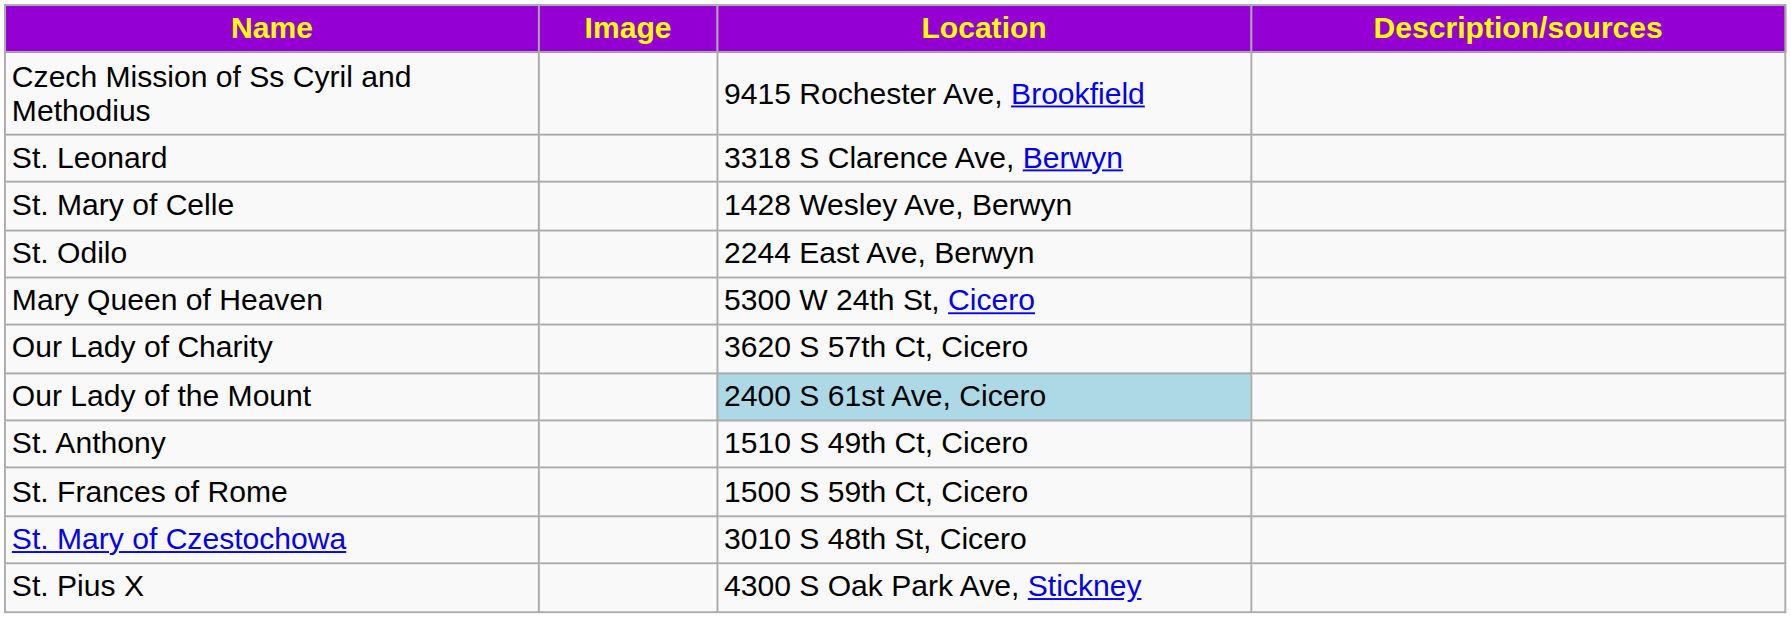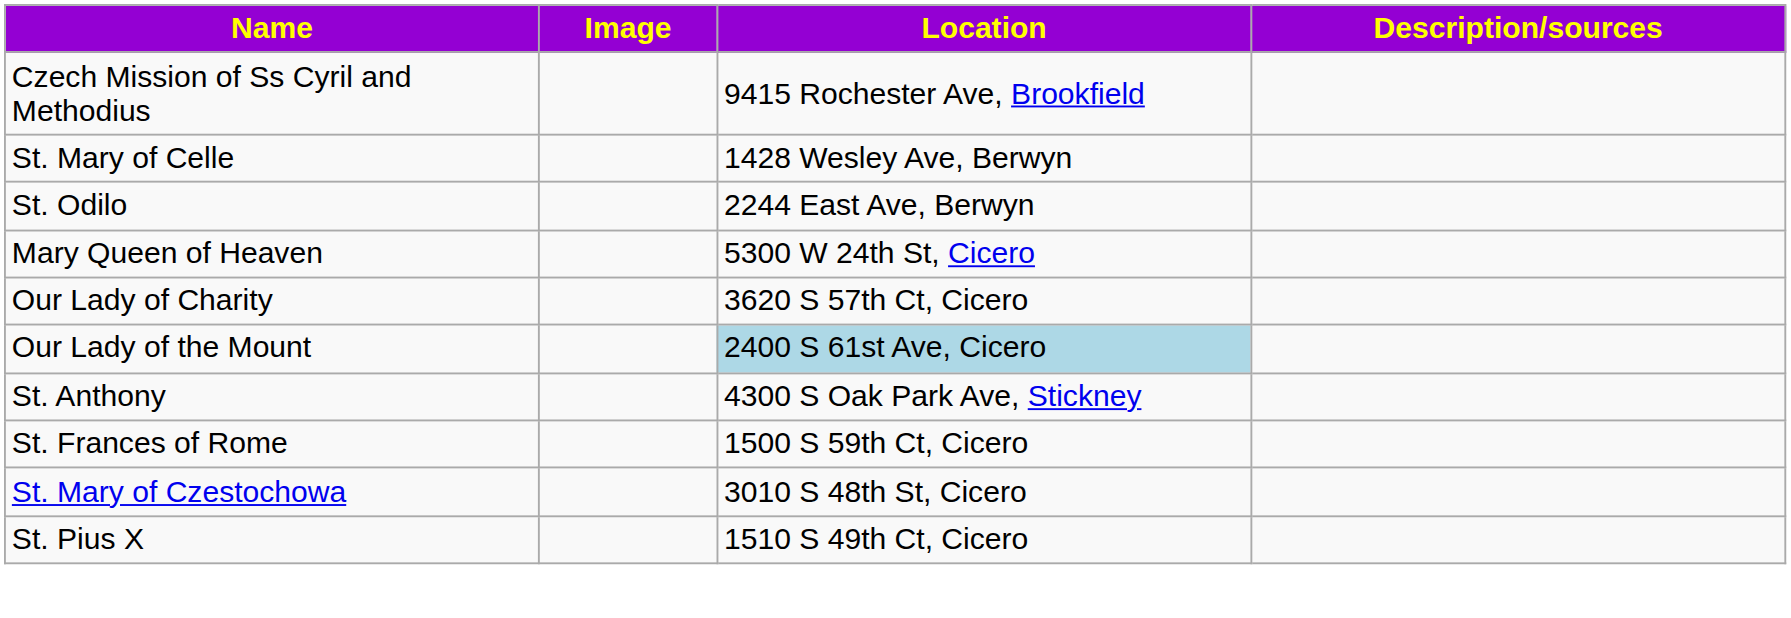- row: (90, 157)
(876, 443) 1510 S 49th Ct, Cicero -> (933, 396) 4300 S Oak Park Ave, Stickney
(933, 586) 4300 S Oak Park Ave, Stickney -> (876, 539) 1510 S 49th Ct, Cicero
